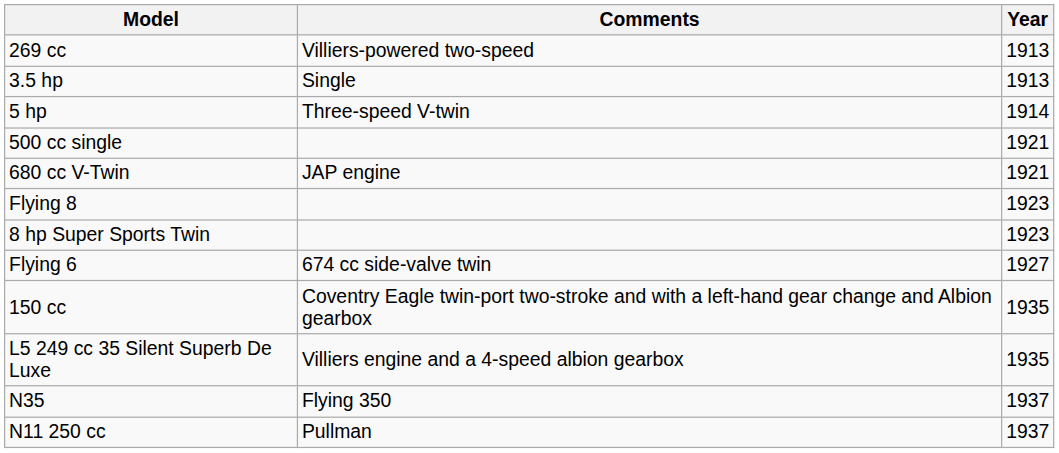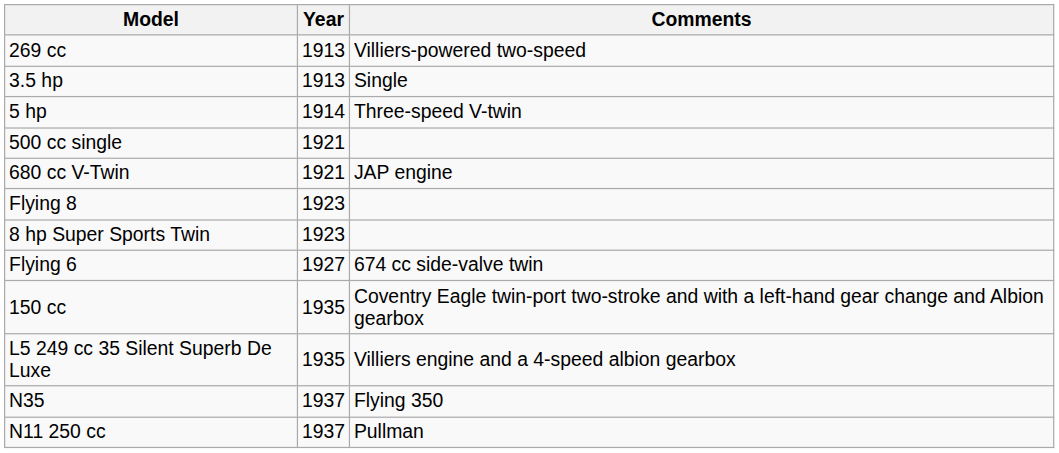columns swapped: (1028, 19) <-> (650, 19)
